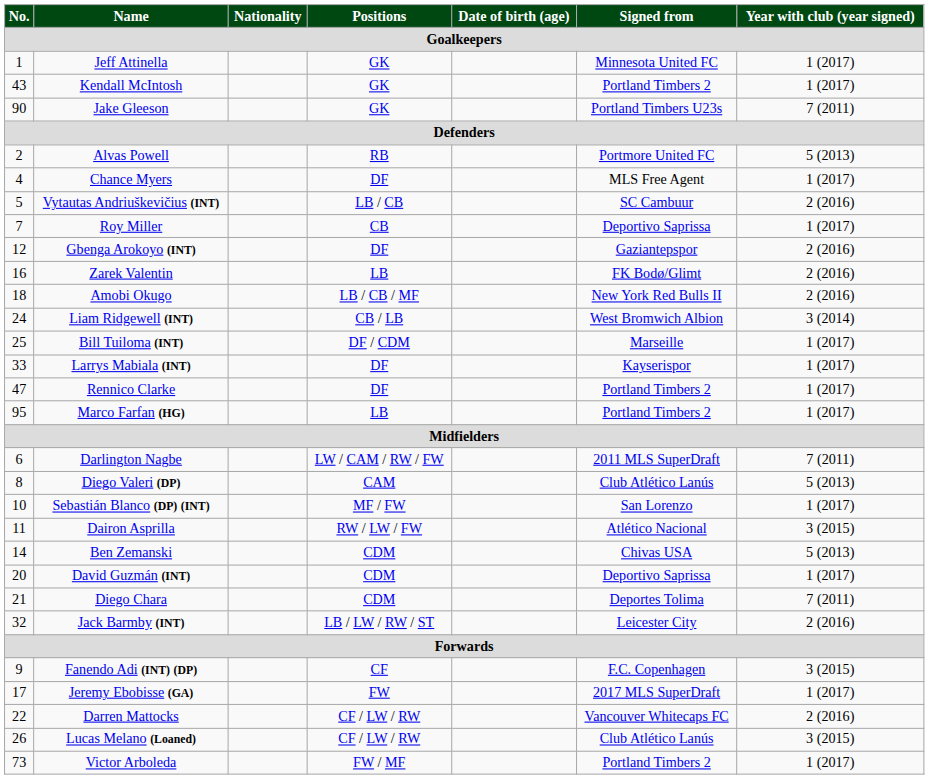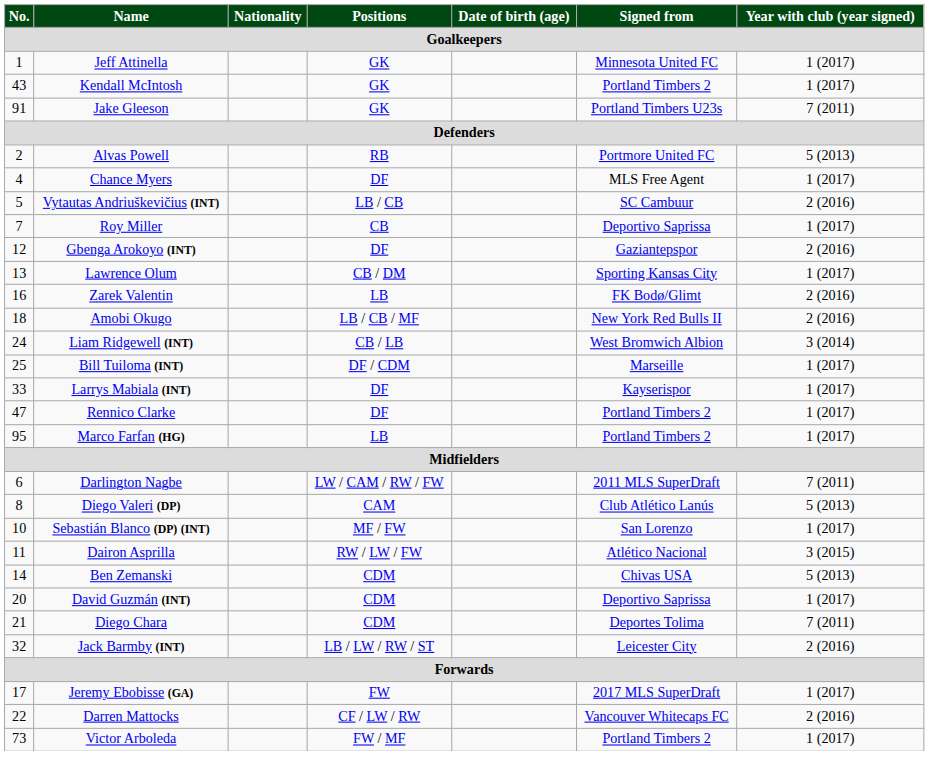(19, 109) 90 -> (19, 109) 91
+ row: (131, 272)
- row: (131, 669)
- row: (131, 739)
